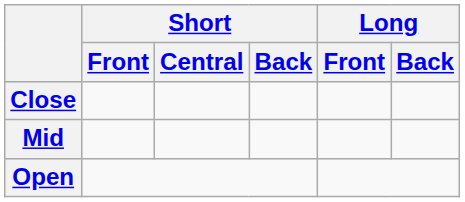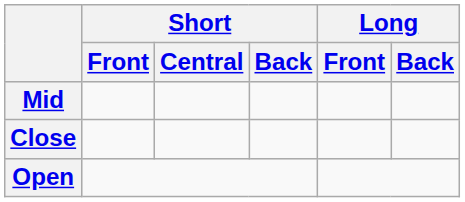rows swapped: (43, 100) <-> (43, 138)
